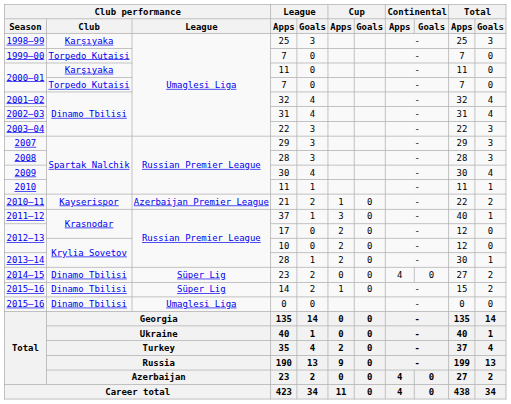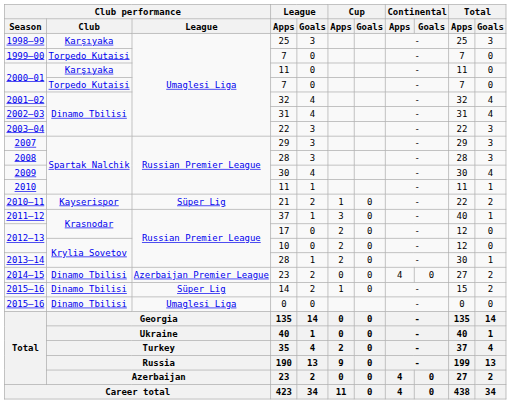(201, 202) Azerbaijan Premier League -> (201, 202) Süper Lig
(201, 275) Süper Lig -> (201, 275) Azerbaijan Premier League
